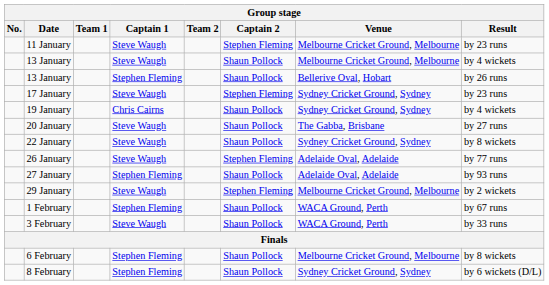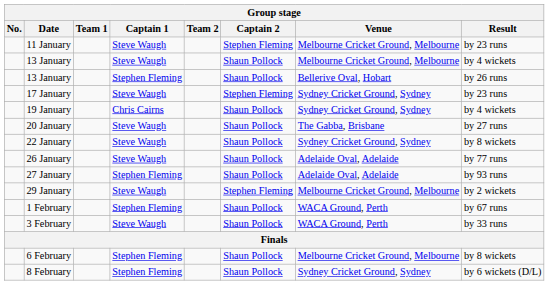(258, 158) Stephen Fleming -> (253, 158) Shaun Pollock
